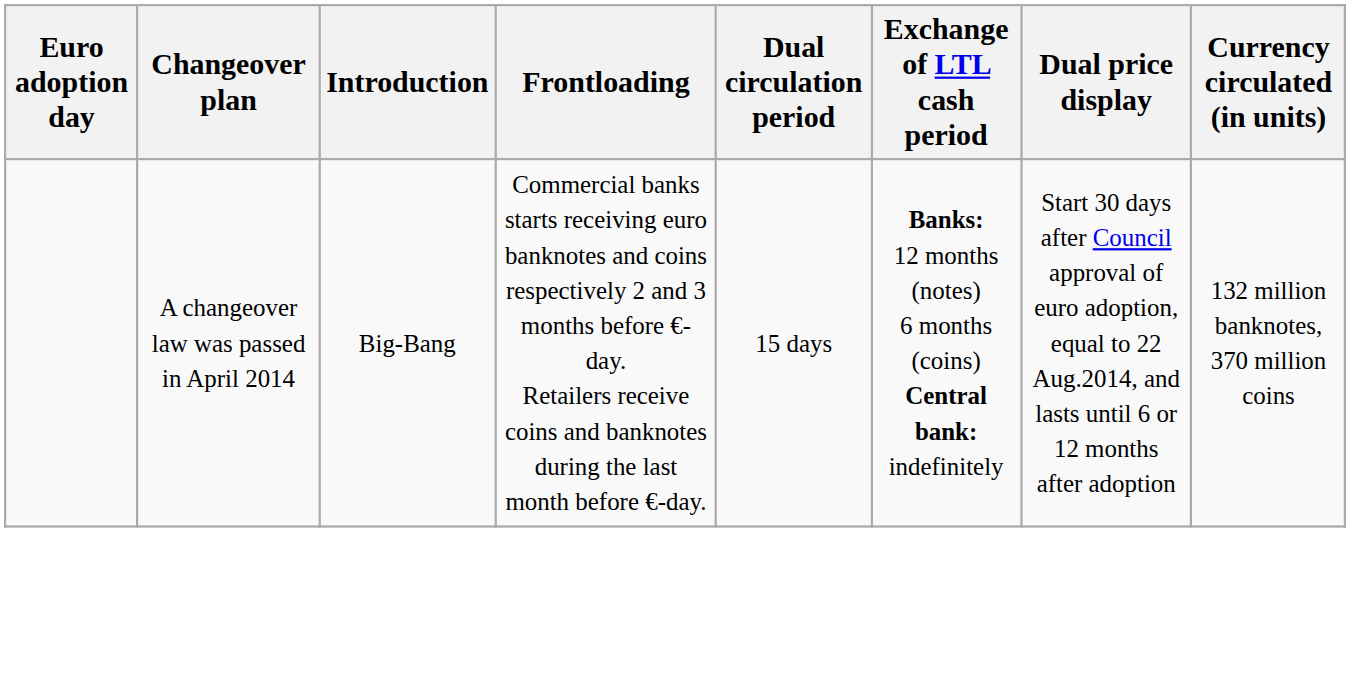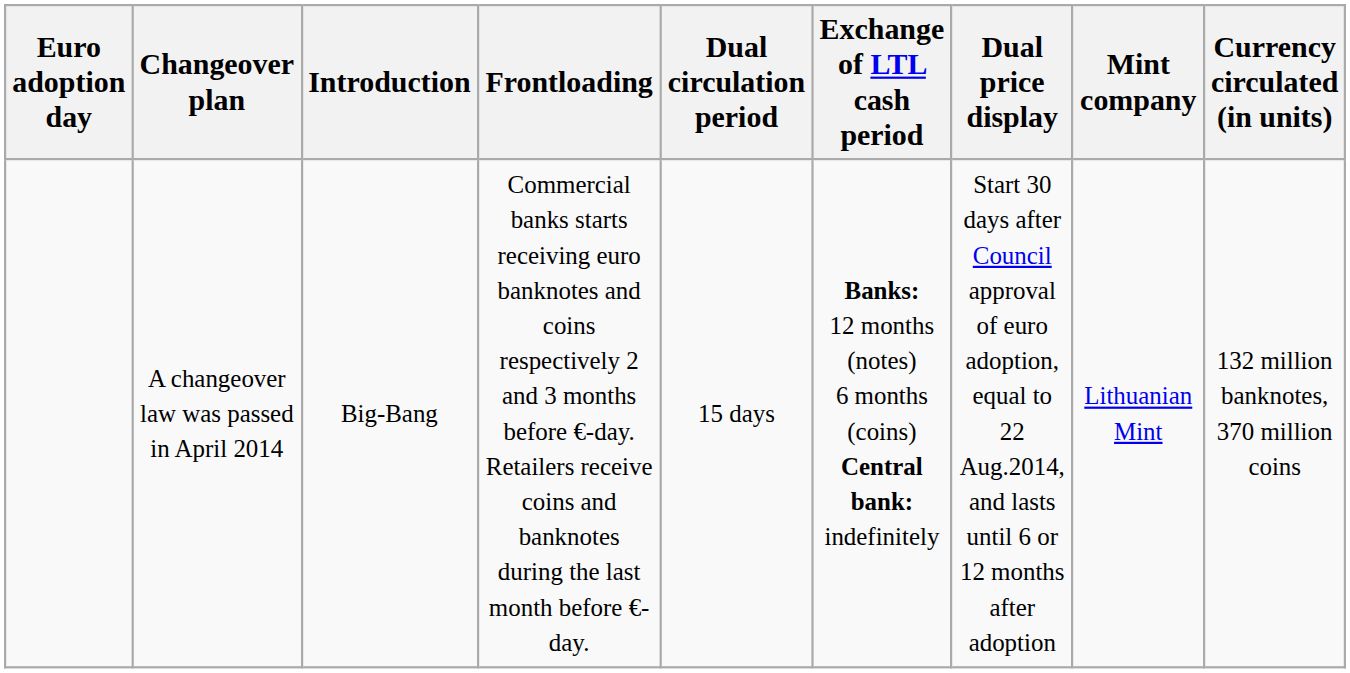+ column: (1138, 81)
